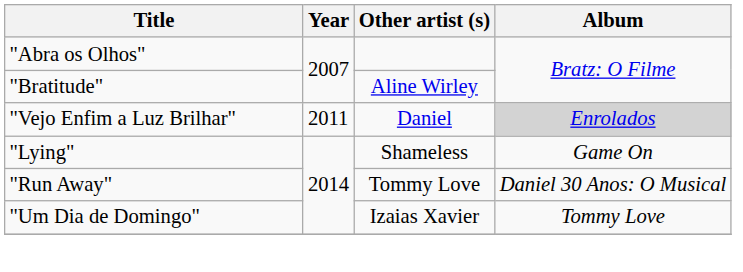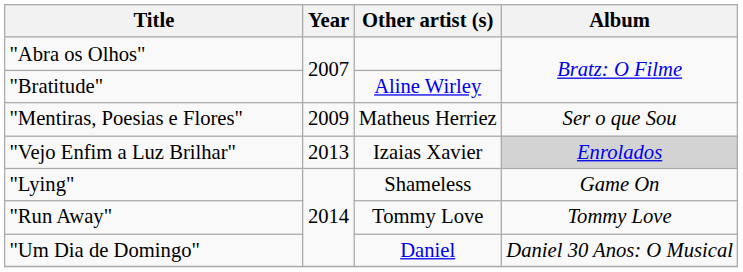+ row: (126, 119)
(328, 119) 2011 -> (329, 151) 2013
(424, 119) Daniel -> (428, 151) Izaias Xavier
(613, 184) Daniel 30 Anos: O Musical -> (620, 217) Tommy Love
(424, 217) Izaias Xavier -> (428, 250) Daniel
(613, 217) Tommy Love -> (620, 250) Daniel 30 Anos: O Musical
